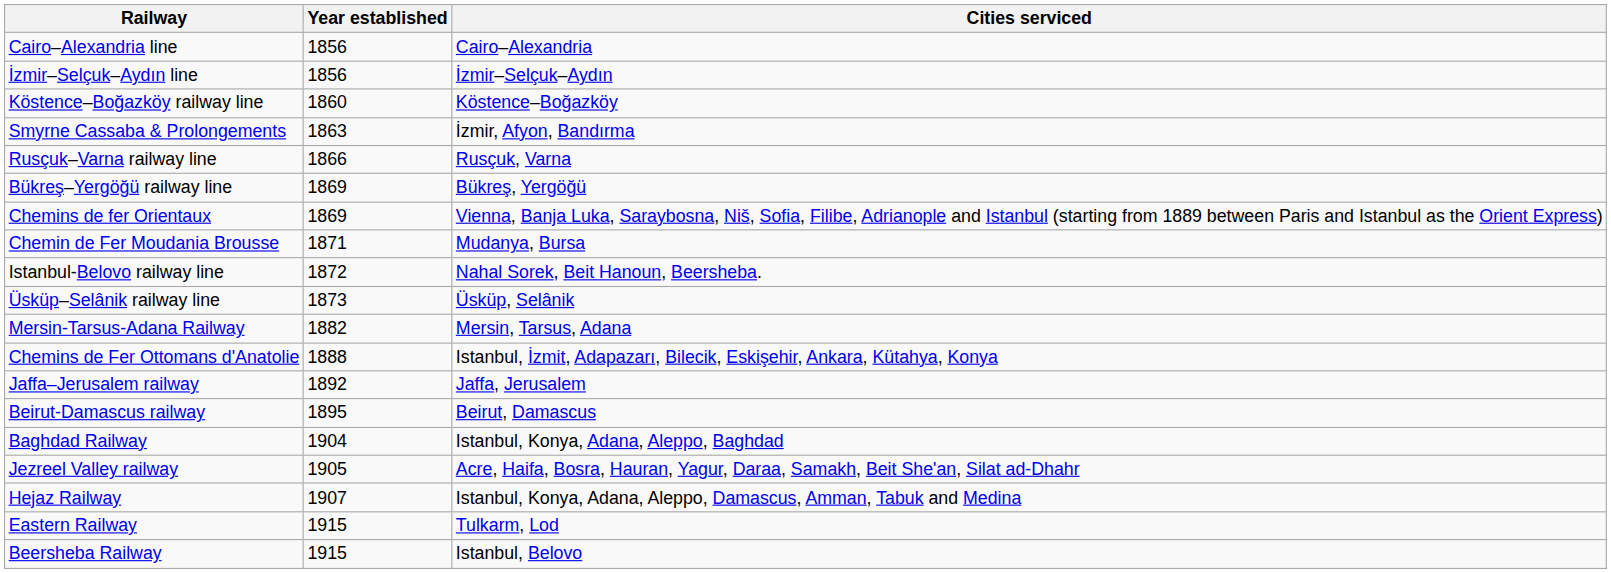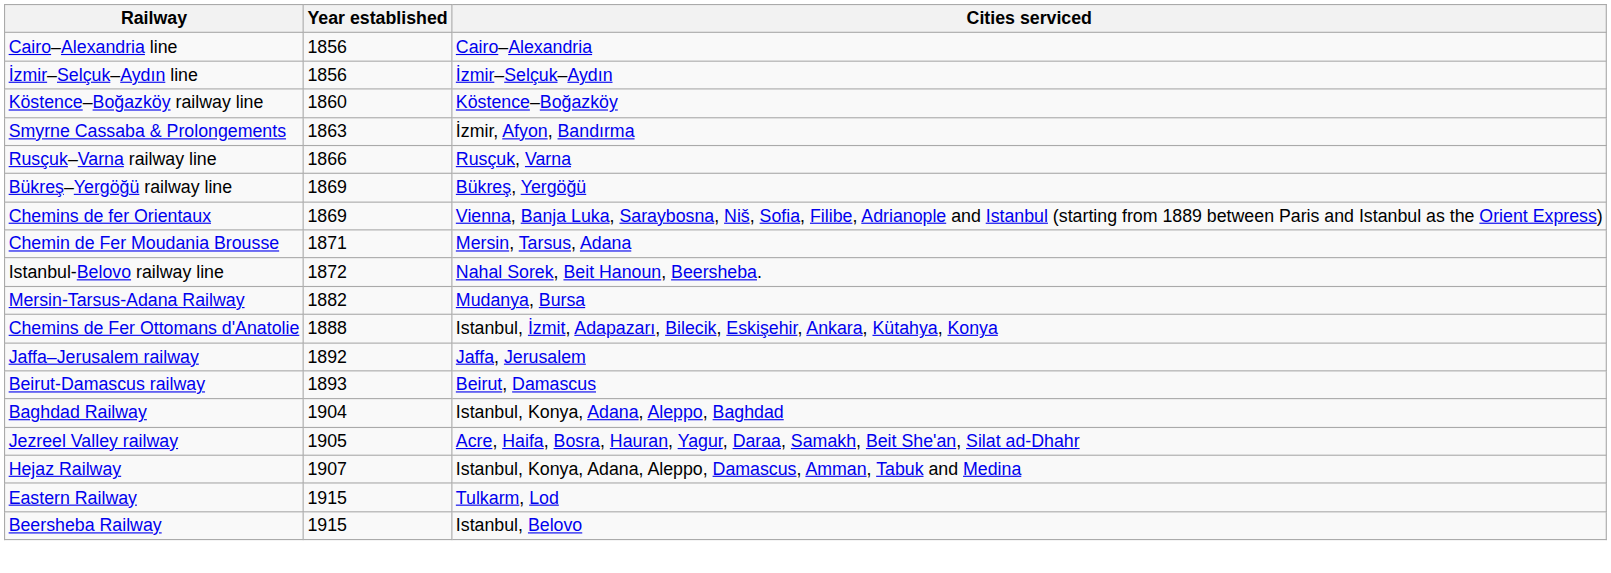(521, 243) Mudanya, Bursa -> (544, 243) Mersin, Tarsus, Adana
- row: (114, 300)
(544, 328) Mersin, Tarsus, Adana -> (521, 300) Mudanya, Bursa
(327, 412) 1895 -> (327, 384) 1893
